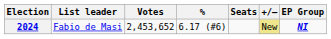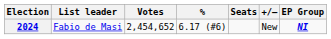(150, 26) 2,453,652 -> (150, 26) 2,454,652
(269, 26) khaki background -> (269, 26) no background
